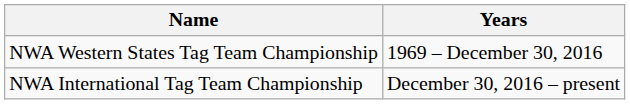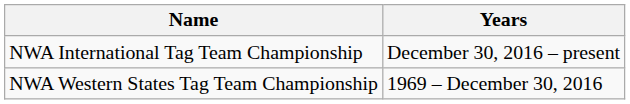rows swapped: (194, 51) <-> (186, 83)
